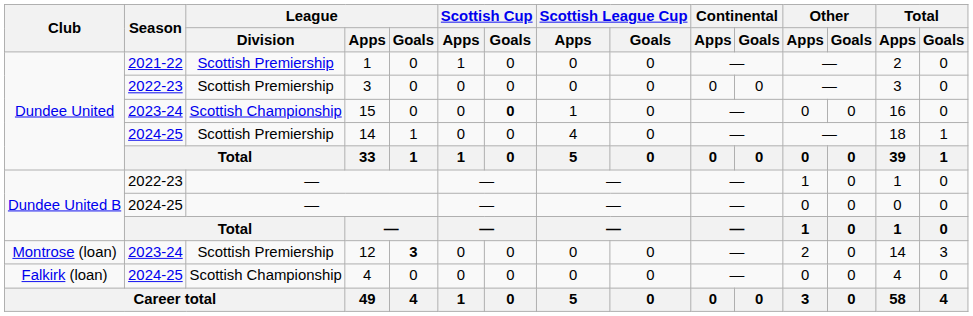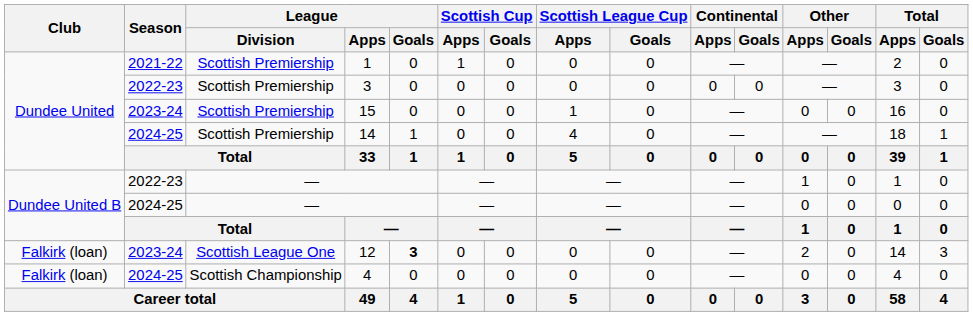(266, 110) Scottish Championship -> (266, 110) Scottish Premiership
(510, 110) bold -> (510, 110) normal
(65, 252) Montrose (loan) -> (65, 252) Falkirk (loan)
(266, 252) Scottish Premiership -> (266, 252) Scottish League One
